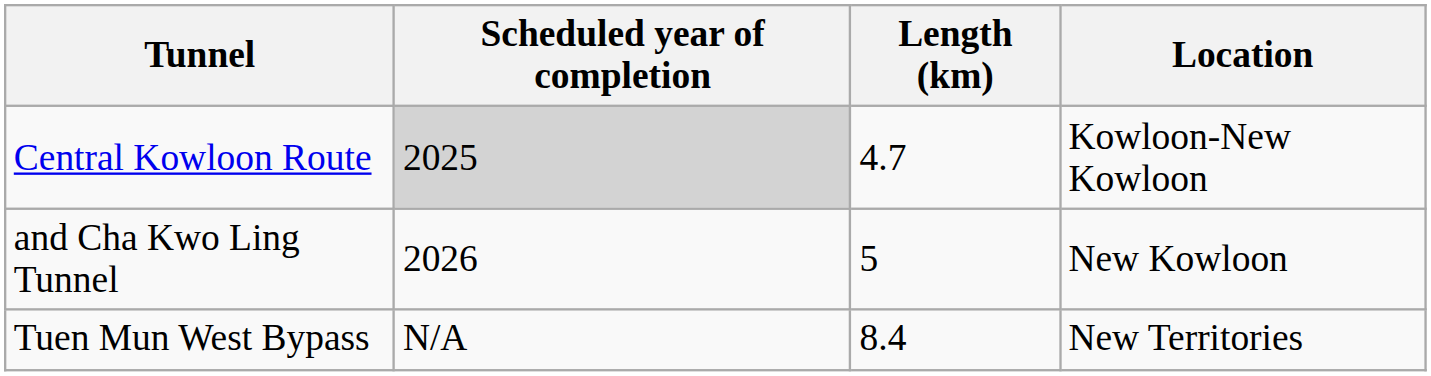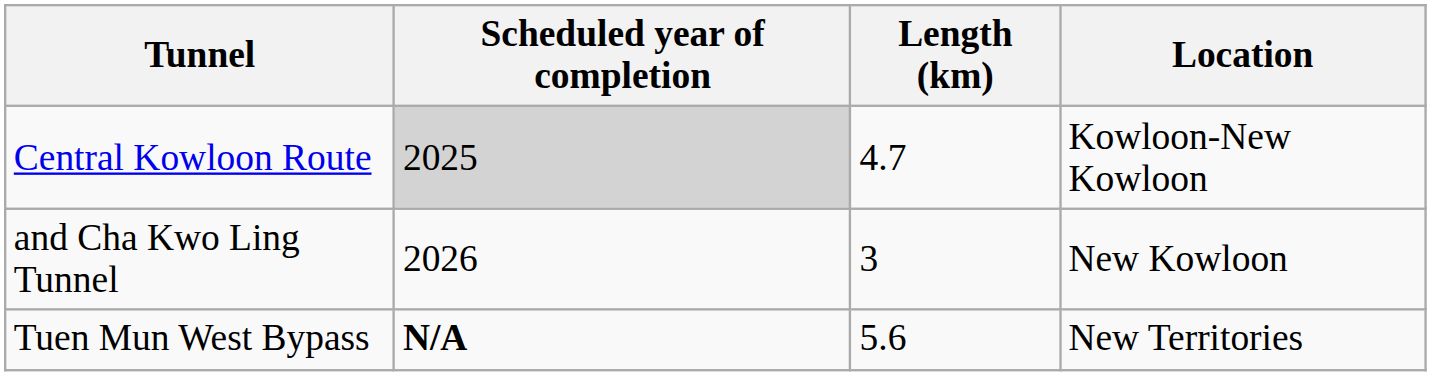(869, 258) 5 -> (869, 258) 3
(435, 338) normal -> (435, 338) bold
(883, 338) 8.4 -> (883, 338) 5.6
